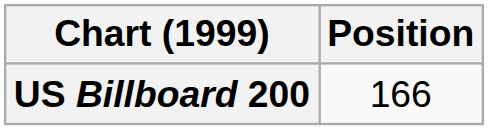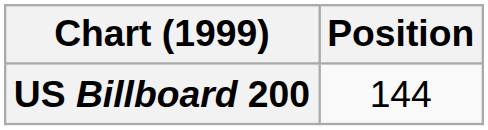(401, 93) 166 -> (401, 93) 144
